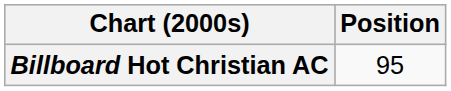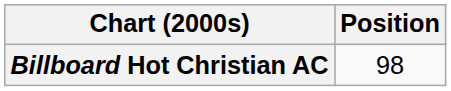(390, 64) 95 -> (390, 64) 98
